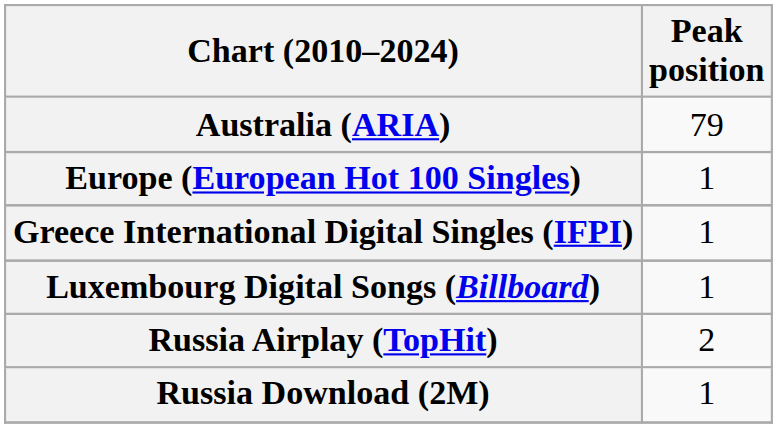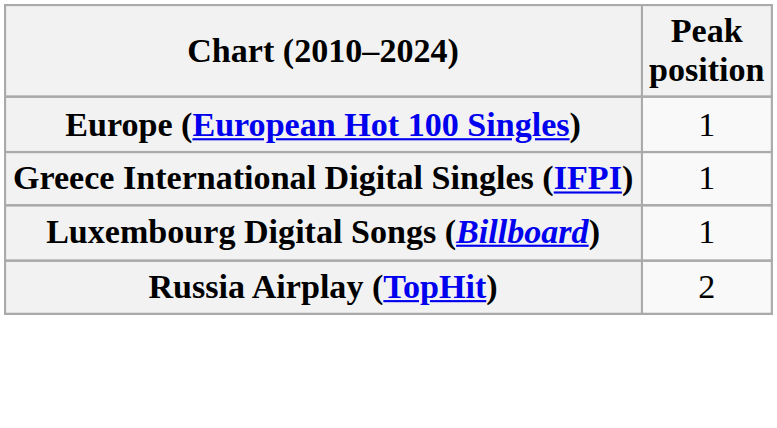- row: (323, 123)
- row: (323, 394)
